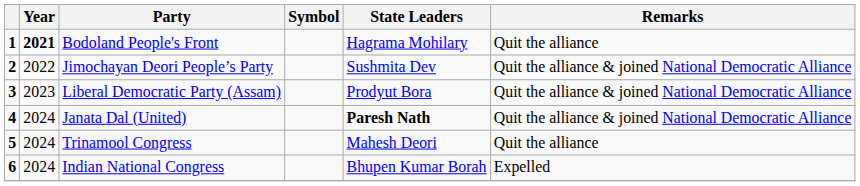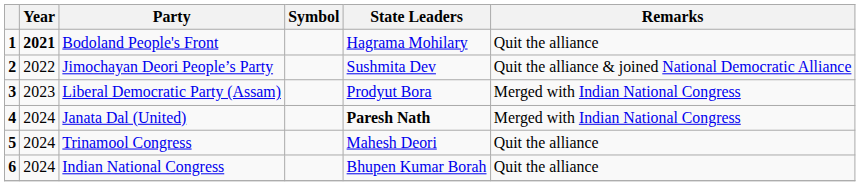(673, 92) Quit the alliance & joined National Democratic Alliance -> (617, 92) Merged with Indian National Congress
(673, 117) Quit the alliance & joined National Democratic Alliance -> (617, 117) Merged with Indian National Congress
(522, 167) Expelled -> (546, 167) Quit the alliance
